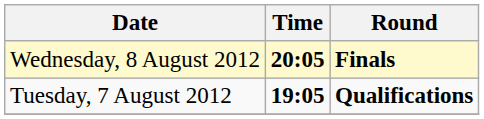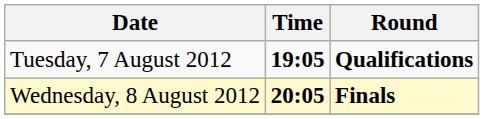rows swapped: (121, 95) <-> (135, 59)
